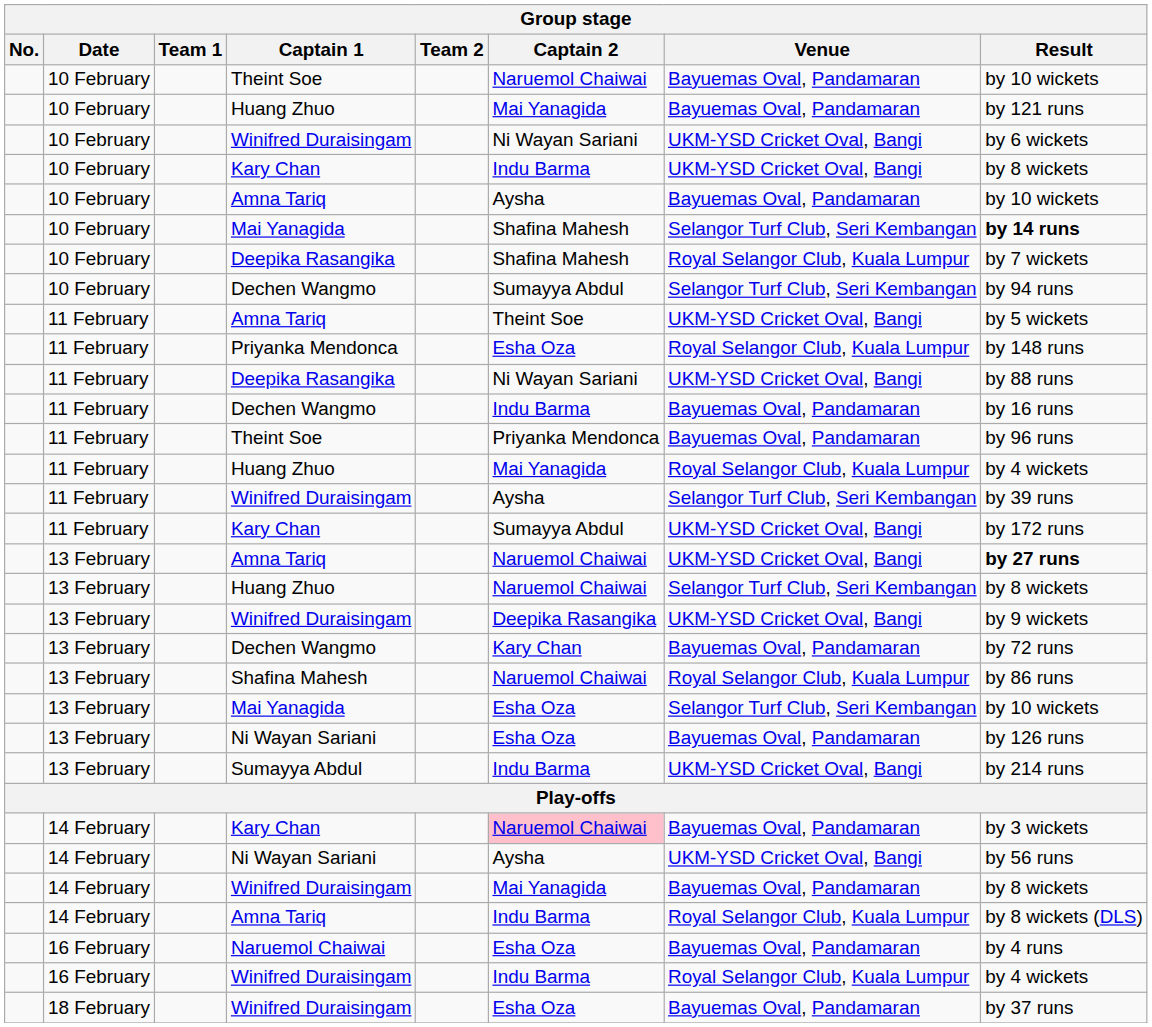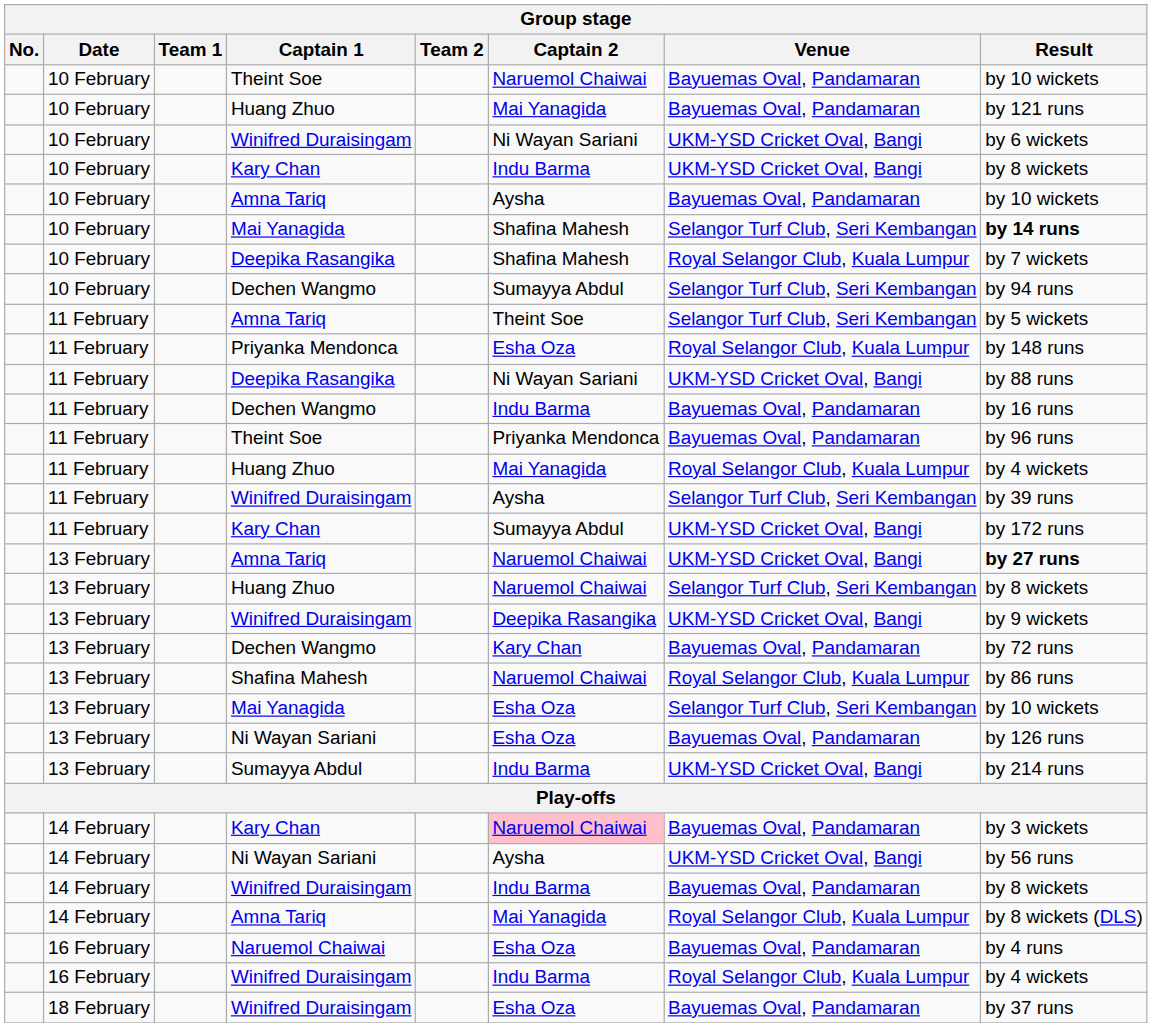(795, 318) UKM-YSD Cricket Oval, Bangi -> (822, 318) Selangor Turf Club, Seri Kembangan
(549, 887) Mai Yanagida -> (541, 887) Indu Barma
(541, 917) Indu Barma -> (549, 917) Mai Yanagida
